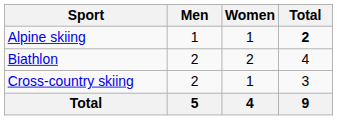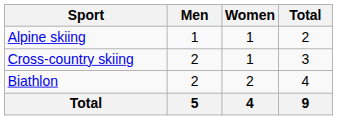(305, 37) bold -> (305, 37) normal
rows swapped: (33, 59) <-> (71, 81)
